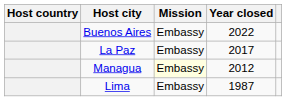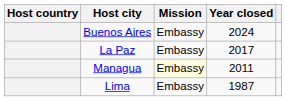(241, 31) 2022 -> (241, 31) 2024
(241, 68) 2012 -> (241, 68) 2011
